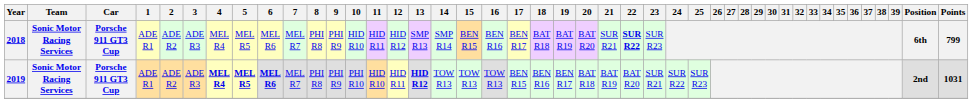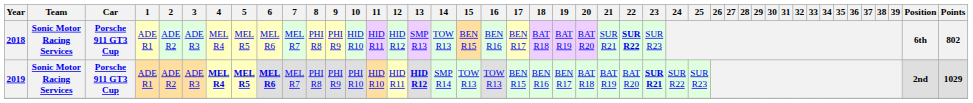(444, 40) SMP R14 -> (443, 40) TOW R13
(953, 40) 799 -> (953, 40) 802
(444, 79) TOW R13 -> (443, 79) SMP R14
(655, 79) normal -> (654, 79) bold
(953, 79) 1031 -> (953, 79) 1029
